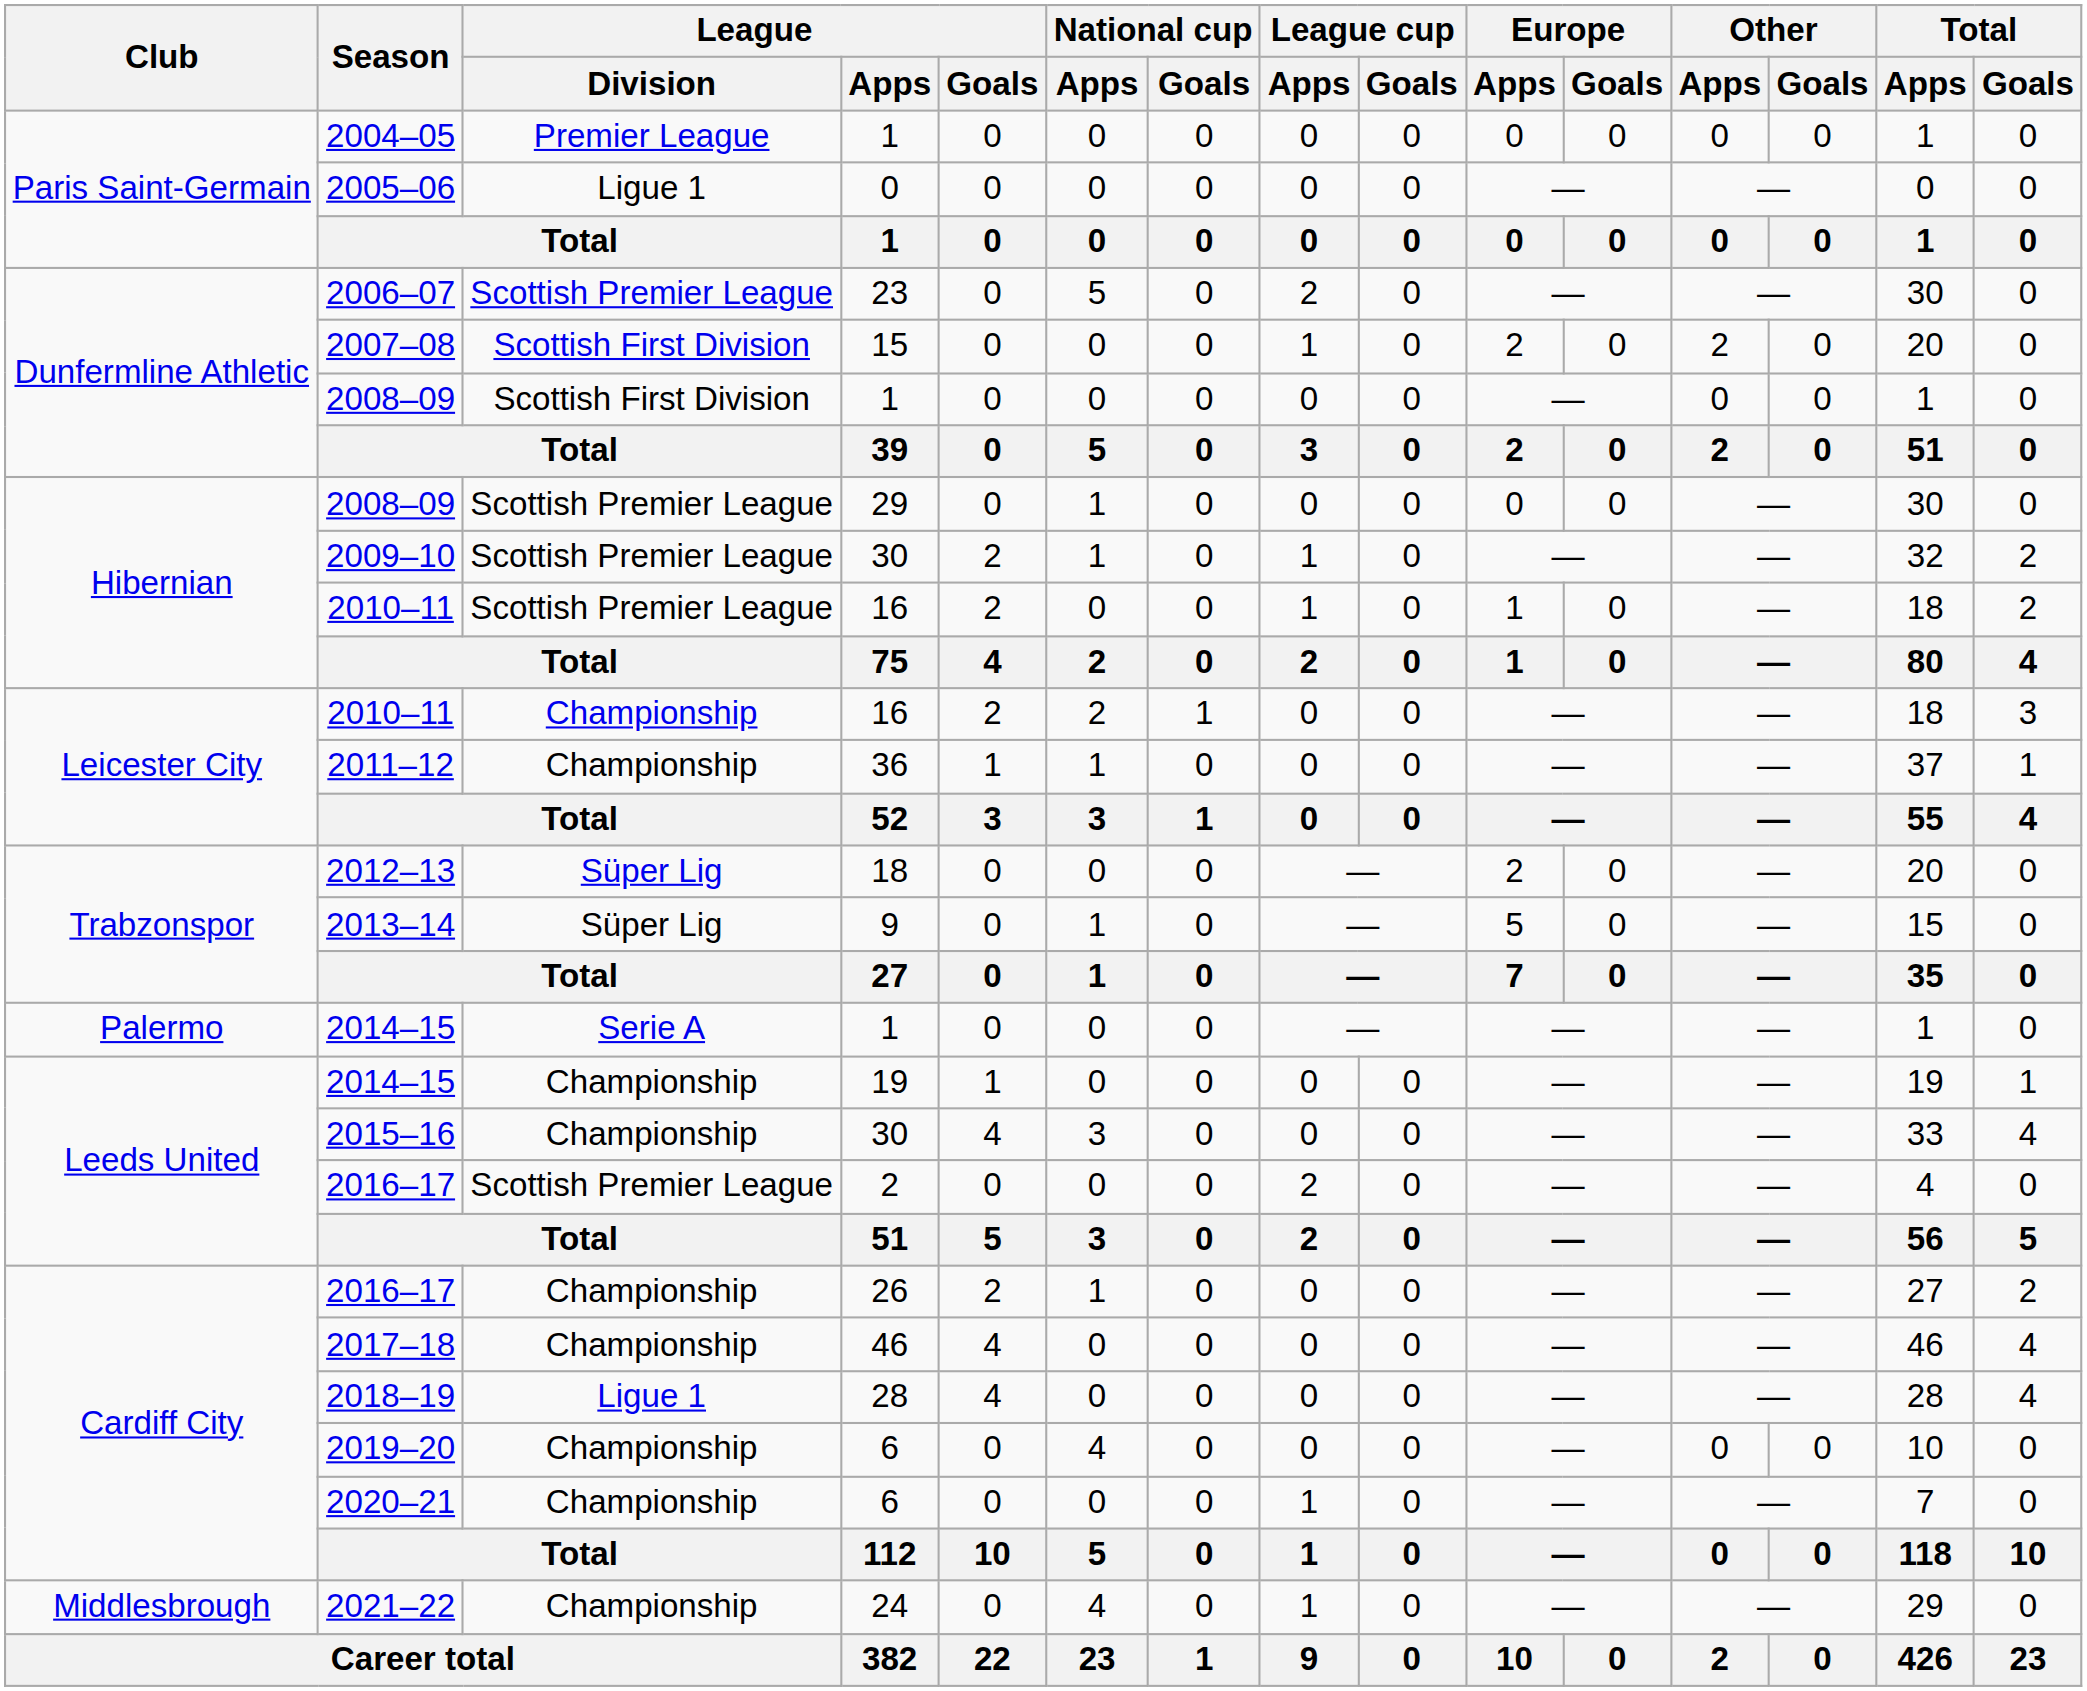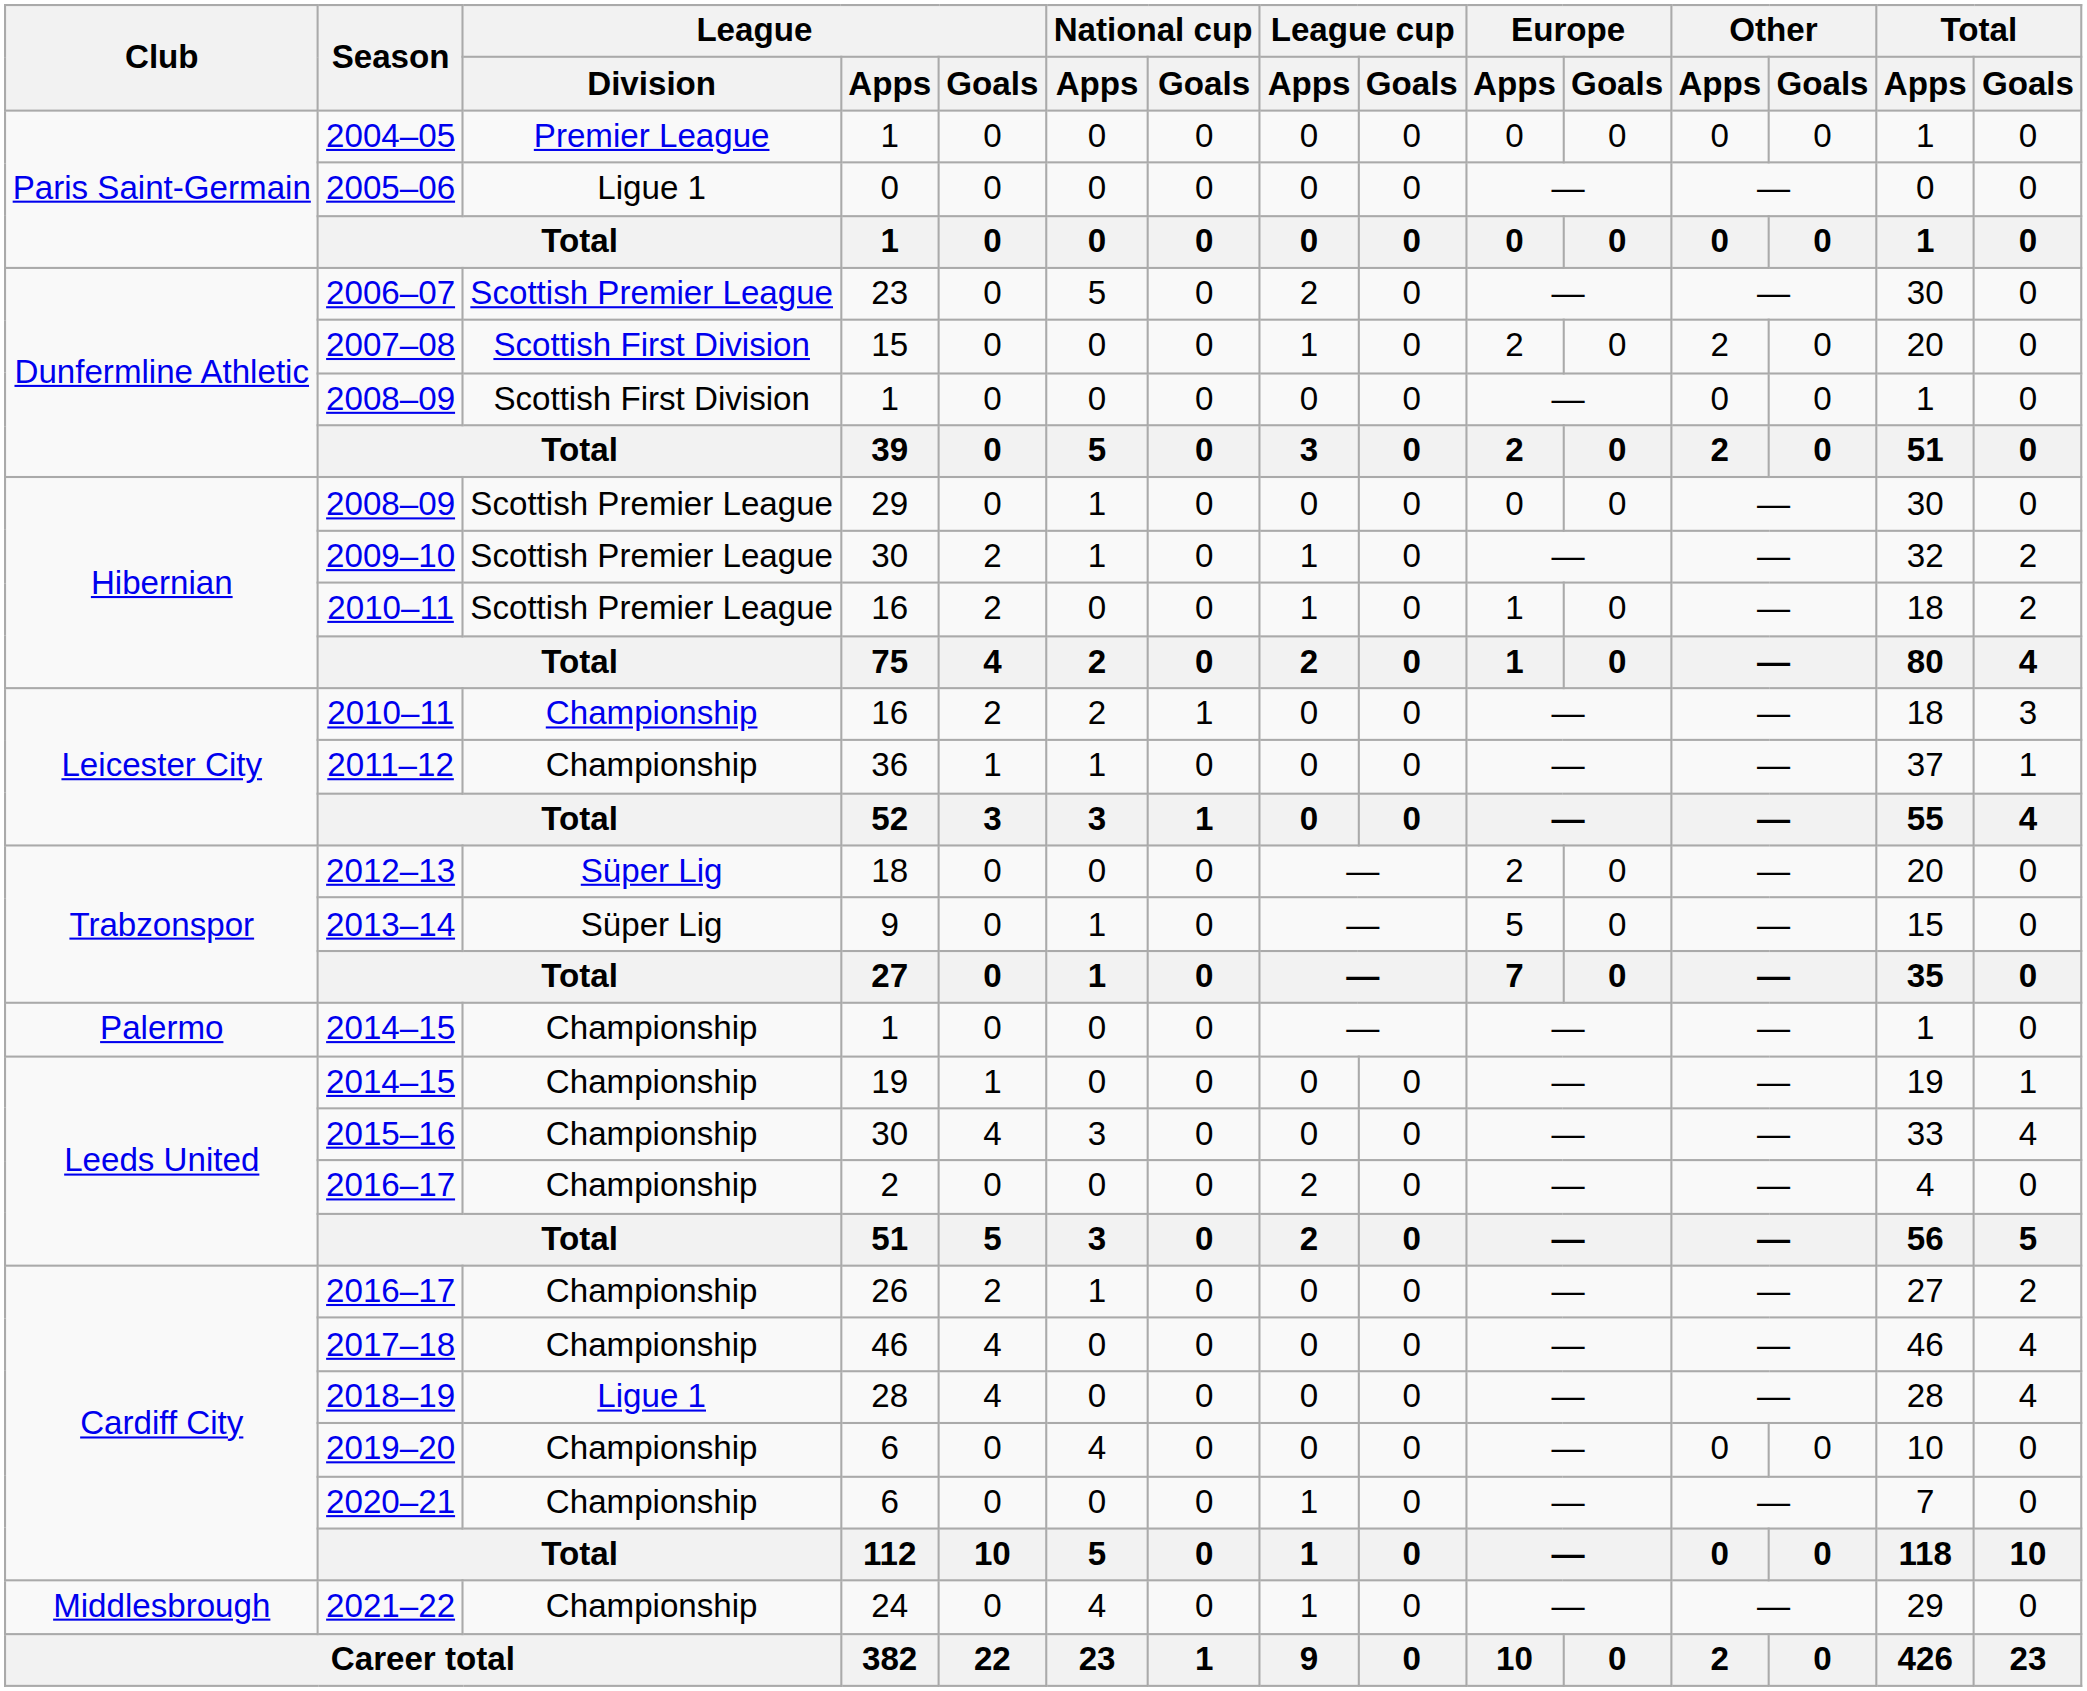(652, 1028) Serie A -> (652, 1028) Championship
(652, 1186) Scottish Premier League -> (652, 1186) Championship
